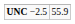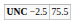(60, 12) 55.9 -> (60, 12) 75.5
